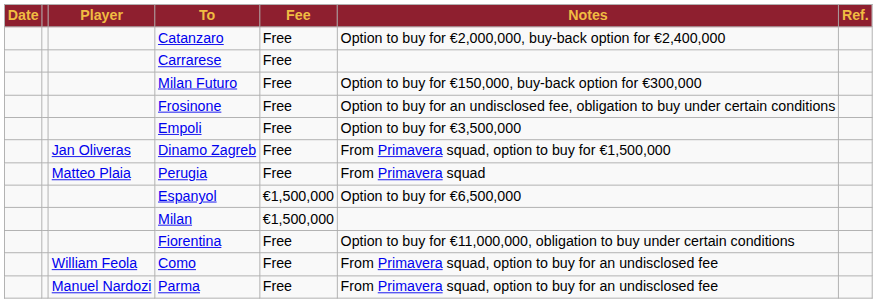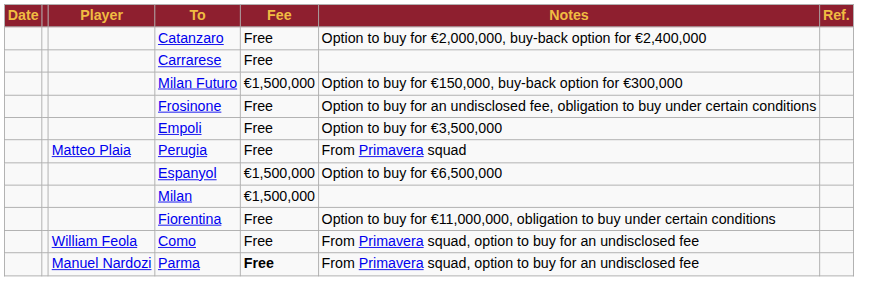(277, 83) Free -> (279, 83) €1,500,000
- row: (207, 151)
(277, 286) normal -> (259, 264) bold
